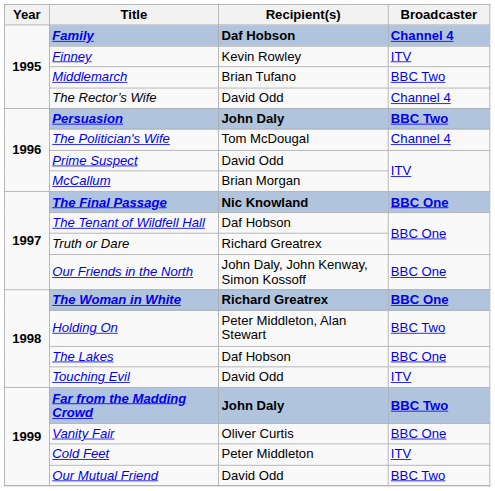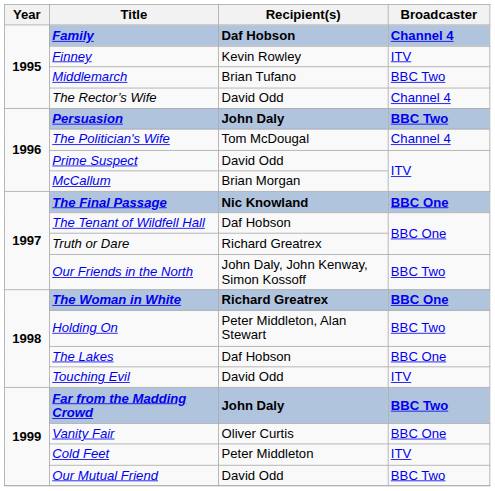(419, 271) BBC One -> (418, 271) BBC Two
